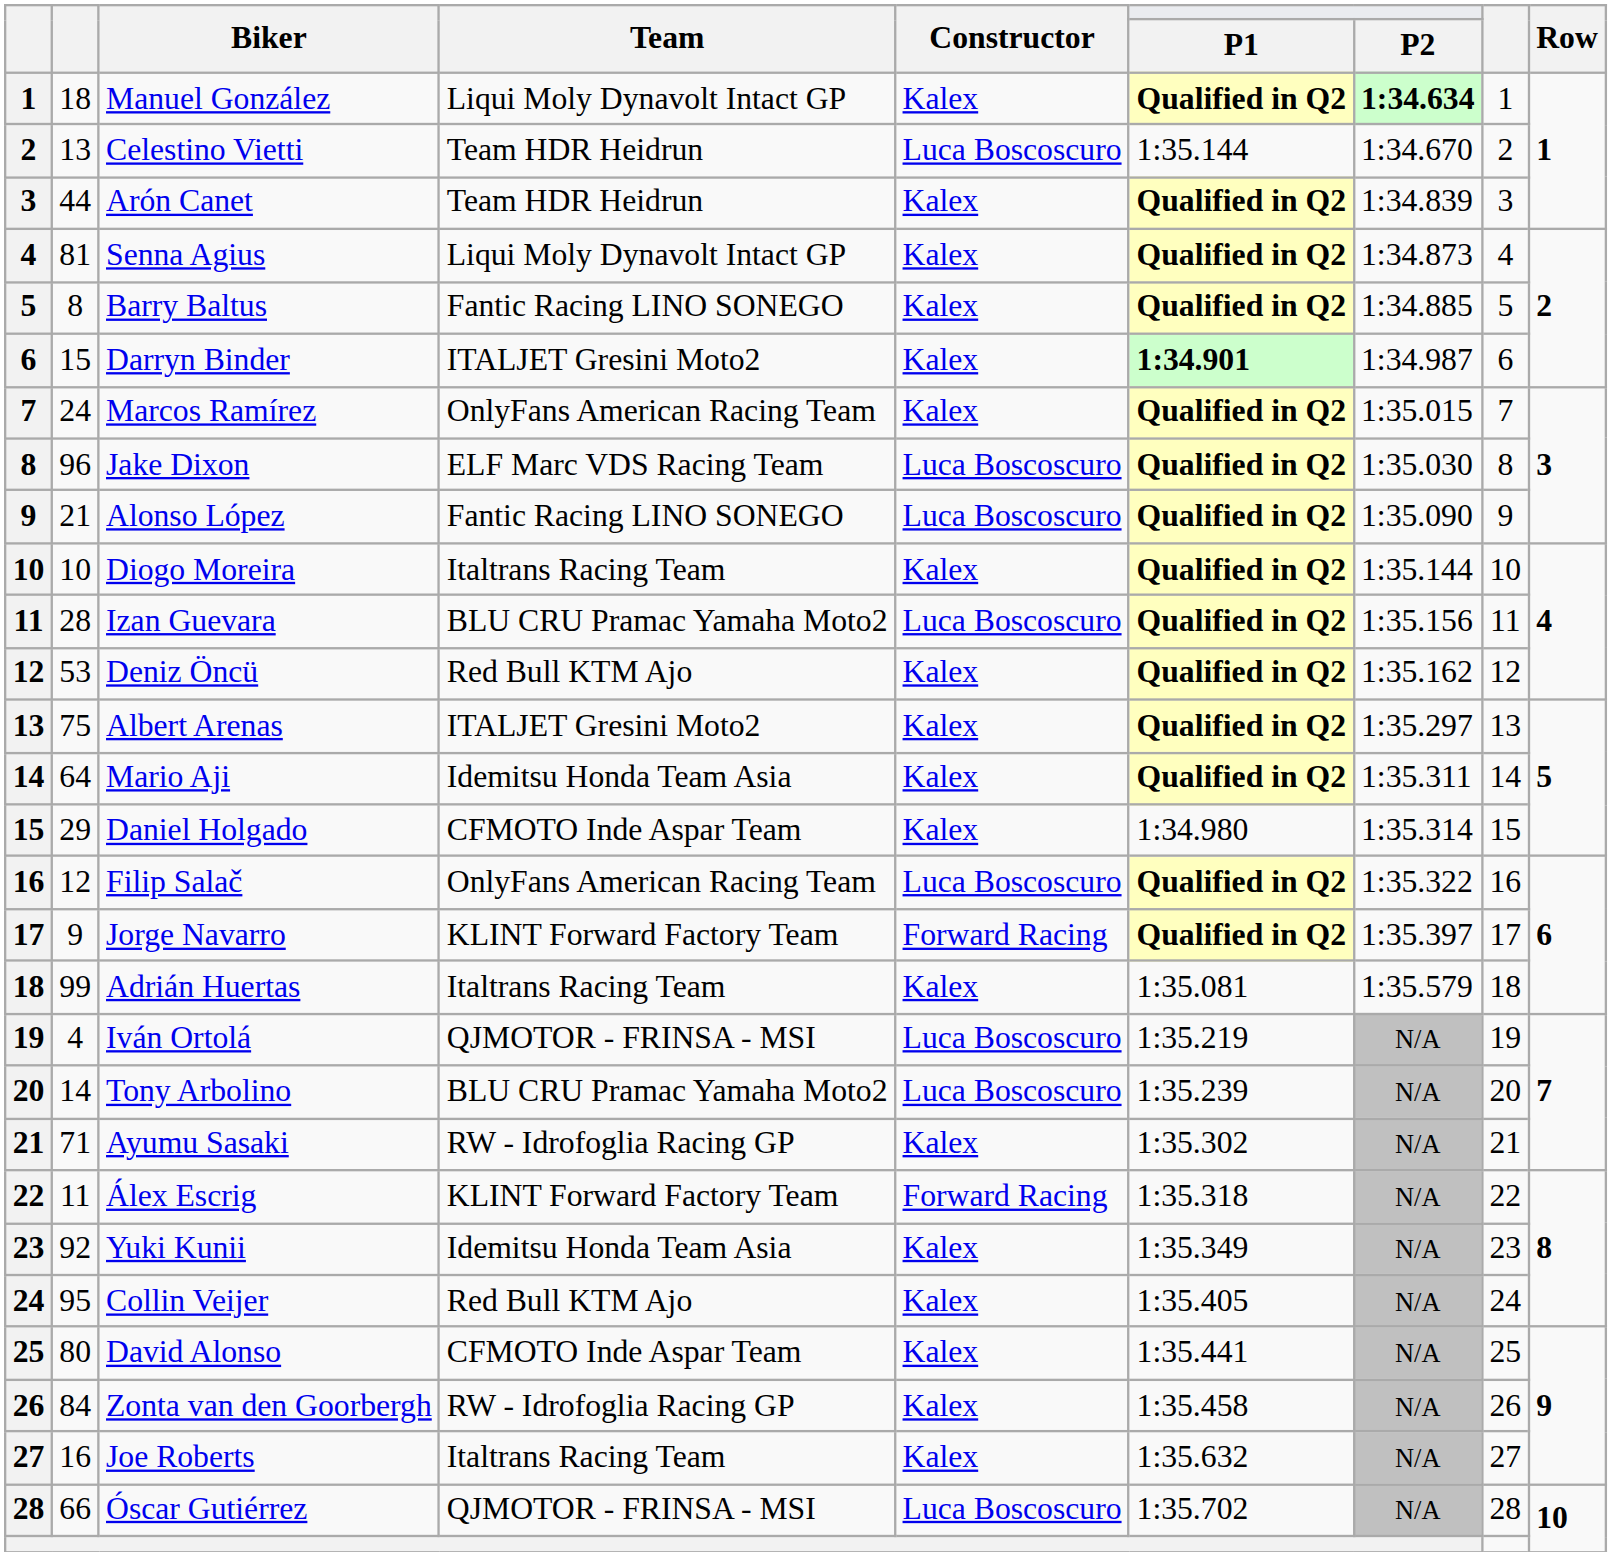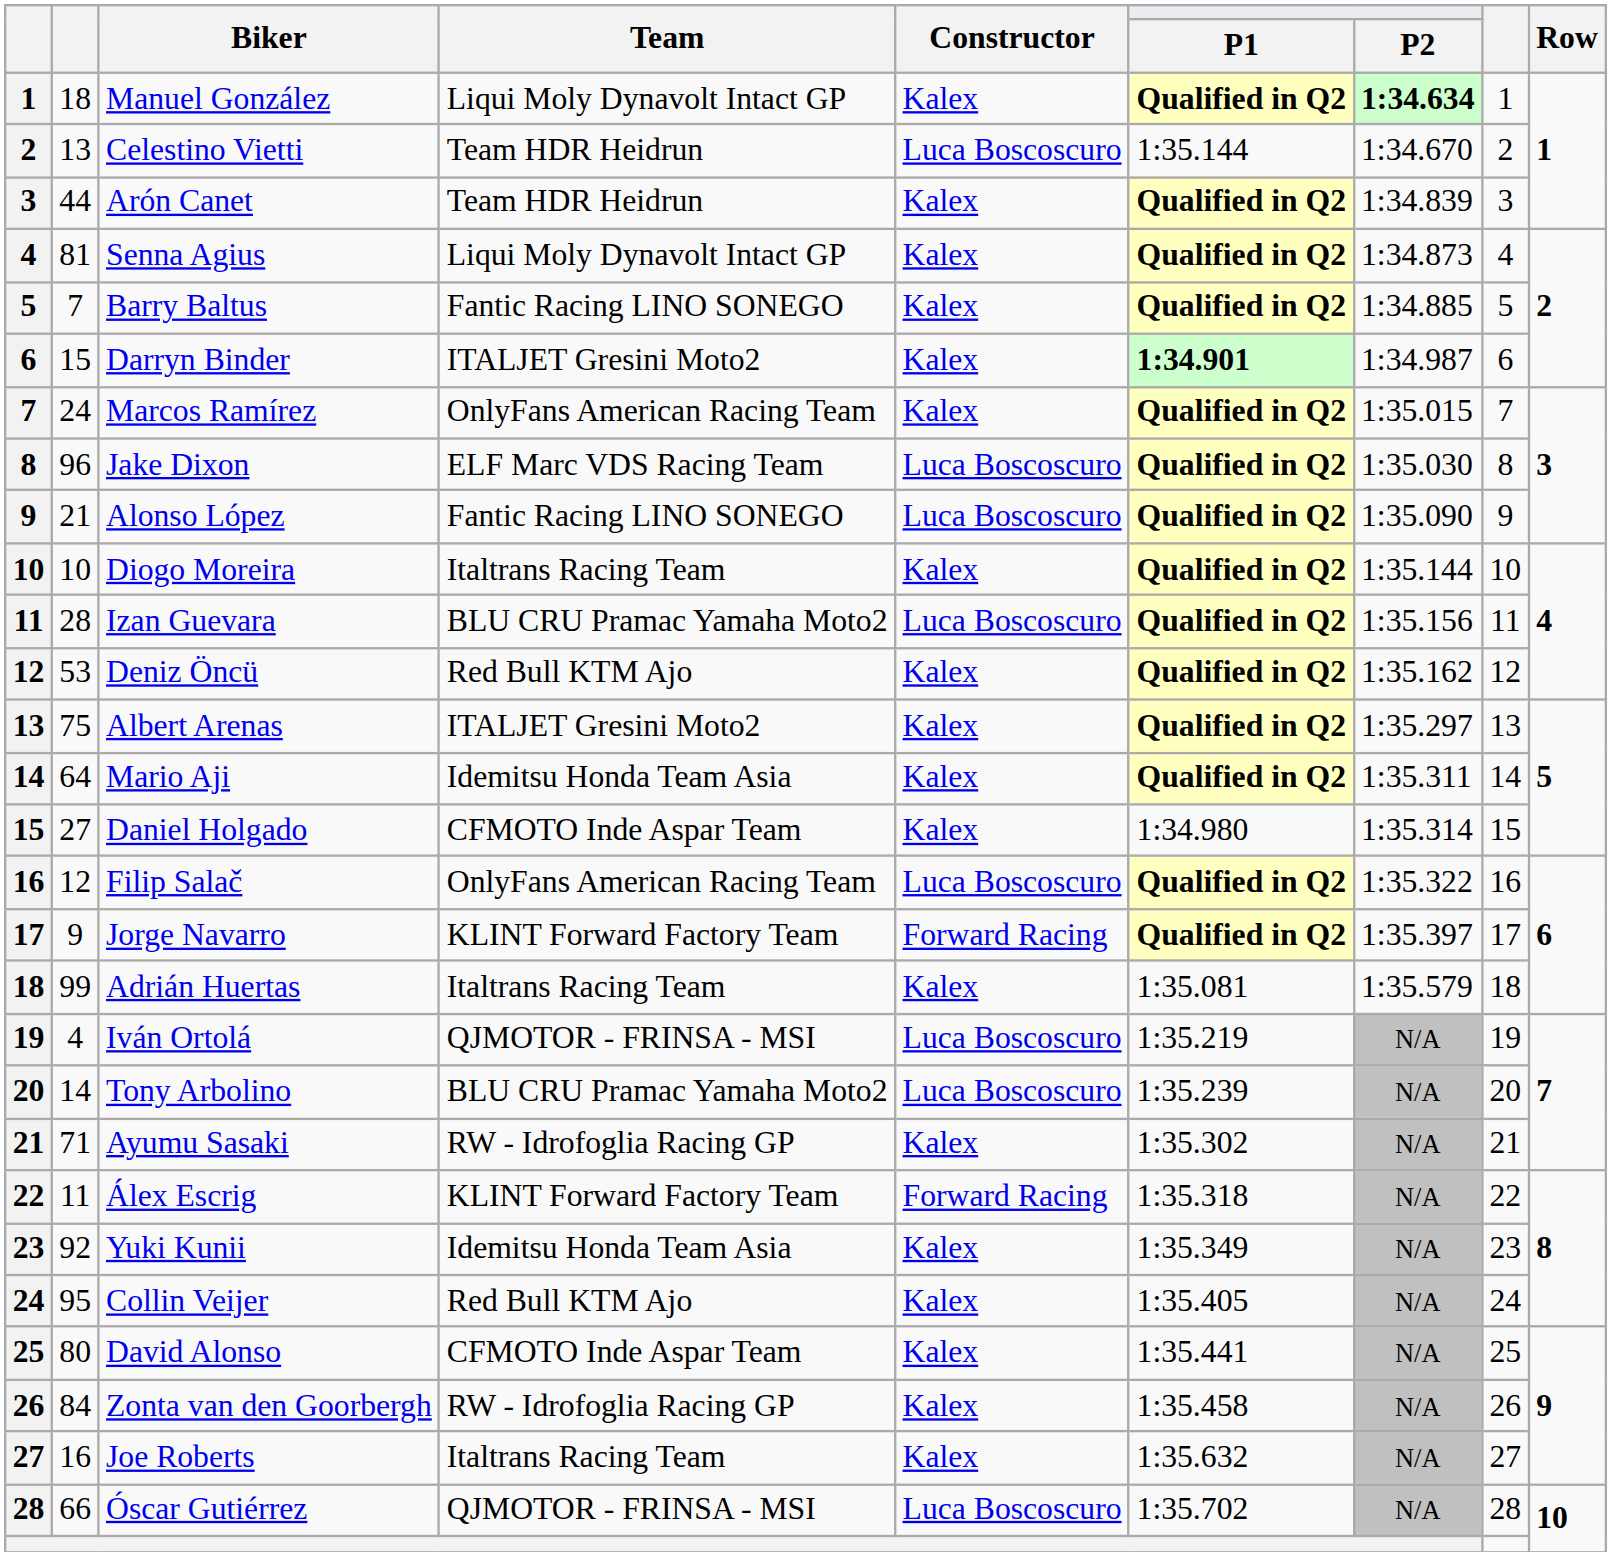(75, 306) 8 -> (75, 306) 7
(75, 829) 29 -> (75, 829) 27
